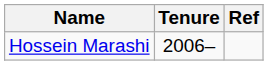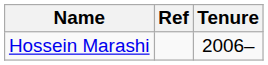columns swapped: (189, 18) <-> (244, 18)
